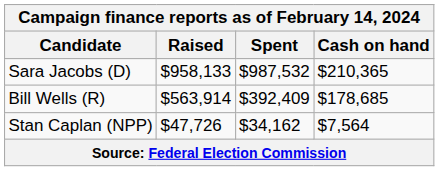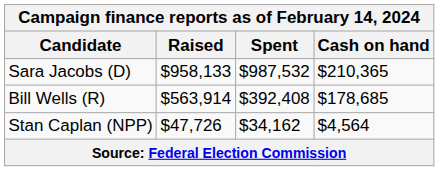(274, 98) $392,409 -> (274, 98) $392,408
(344, 125) $7,564 -> (344, 125) $4,564
